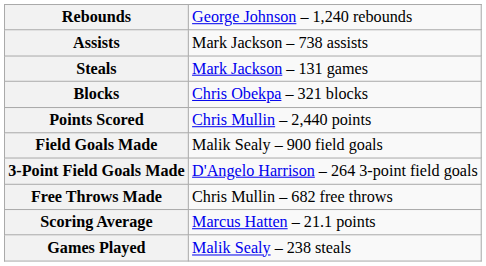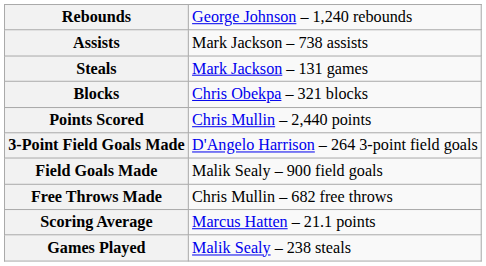rows swapped: (96, 145) <-> (96, 171)
